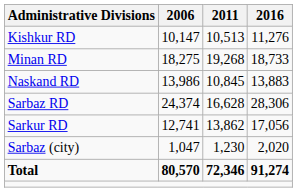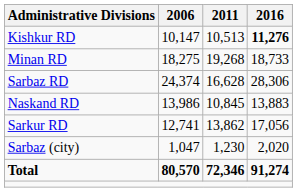(270, 37) normal -> (270, 37) bold
rows swapped: (43, 81) <-> (38, 103)
